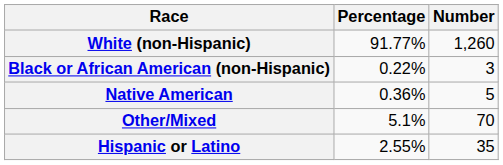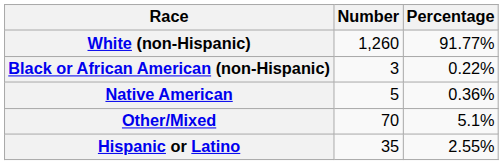columns swapped: (464, 17) <-> (381, 17)
